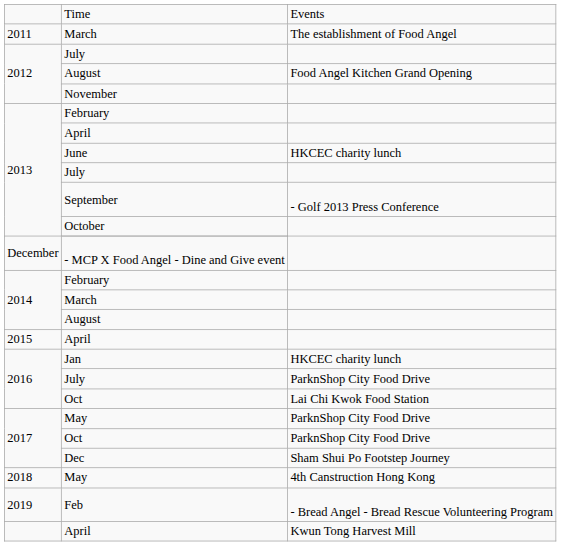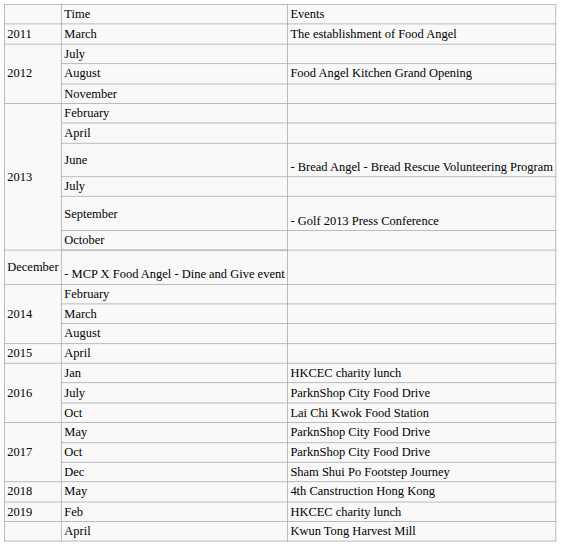(346, 152) HKCEC charity lunch -> (422, 166) - Bread Angel - Bread Rescue Volunteering Program
(422, 511) - Bread Angel - Bread Rescue Volunteering Program -> (346, 511) HKCEC charity lunch
